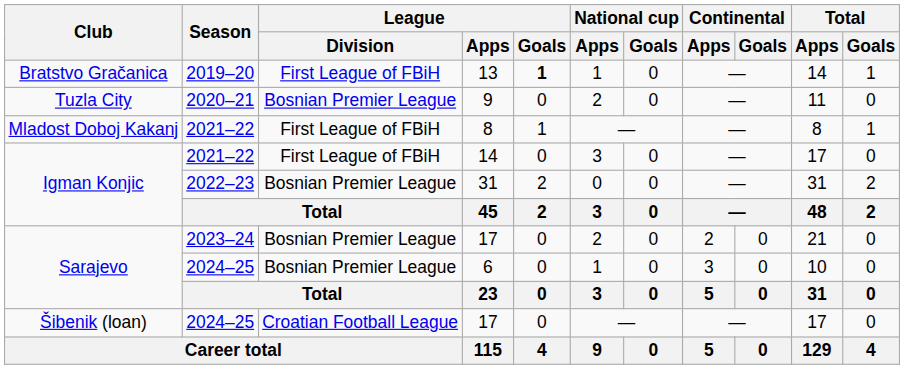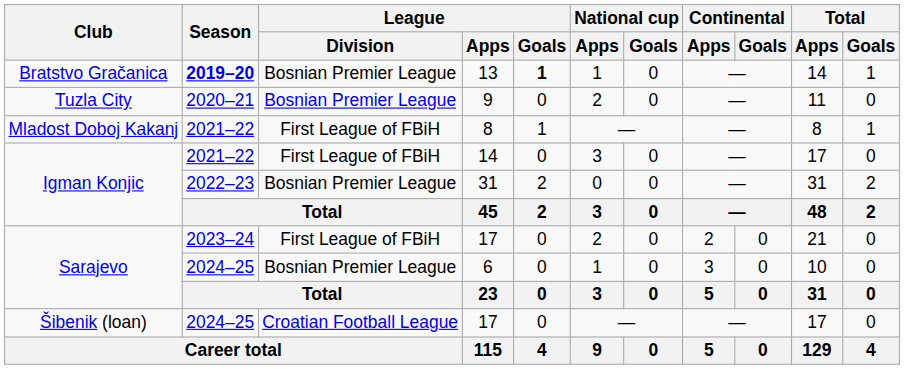(220, 73) normal -> (220, 73) bold
(360, 73) First League of FBiH -> (360, 73) Bosnian Premier League
(360, 239) Bosnian Premier League -> (360, 239) First League of FBiH
